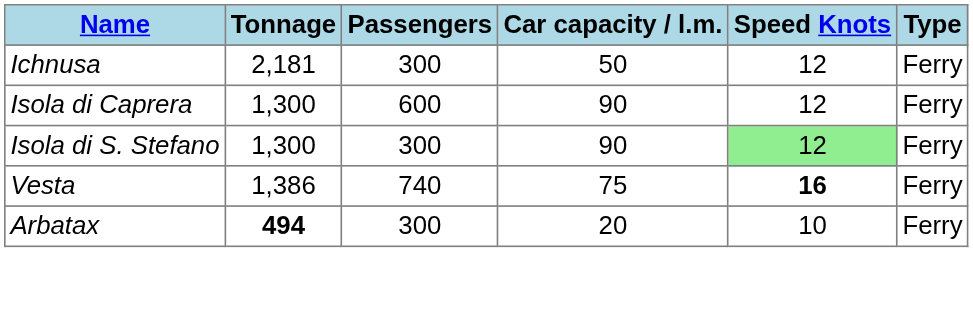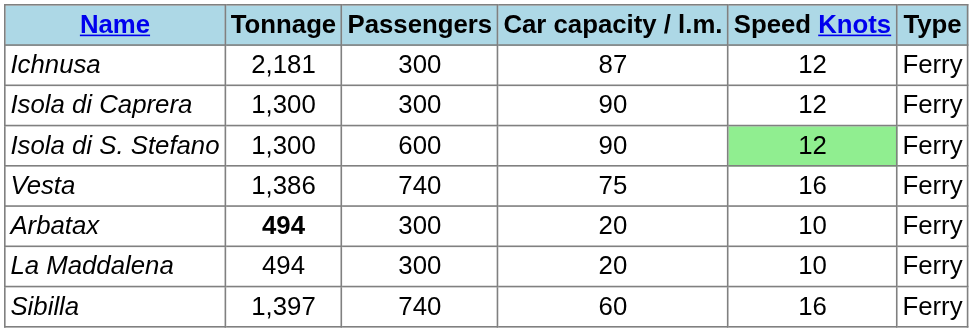(613, 64) 50 -> (613, 64) 87
(420, 105) 600 -> (420, 105) 300
(420, 145) 300 -> (420, 145) 600
(812, 185) bold -> (812, 185) normal
+ row: (92, 266)
+ row: (45, 306)
